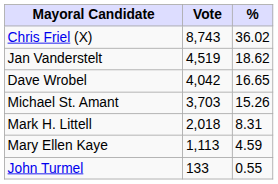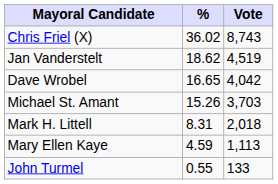columns swapped: (207, 15) <-> (253, 15)
